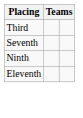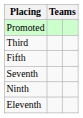+ row: (26, 27)
+ row: (16, 58)
